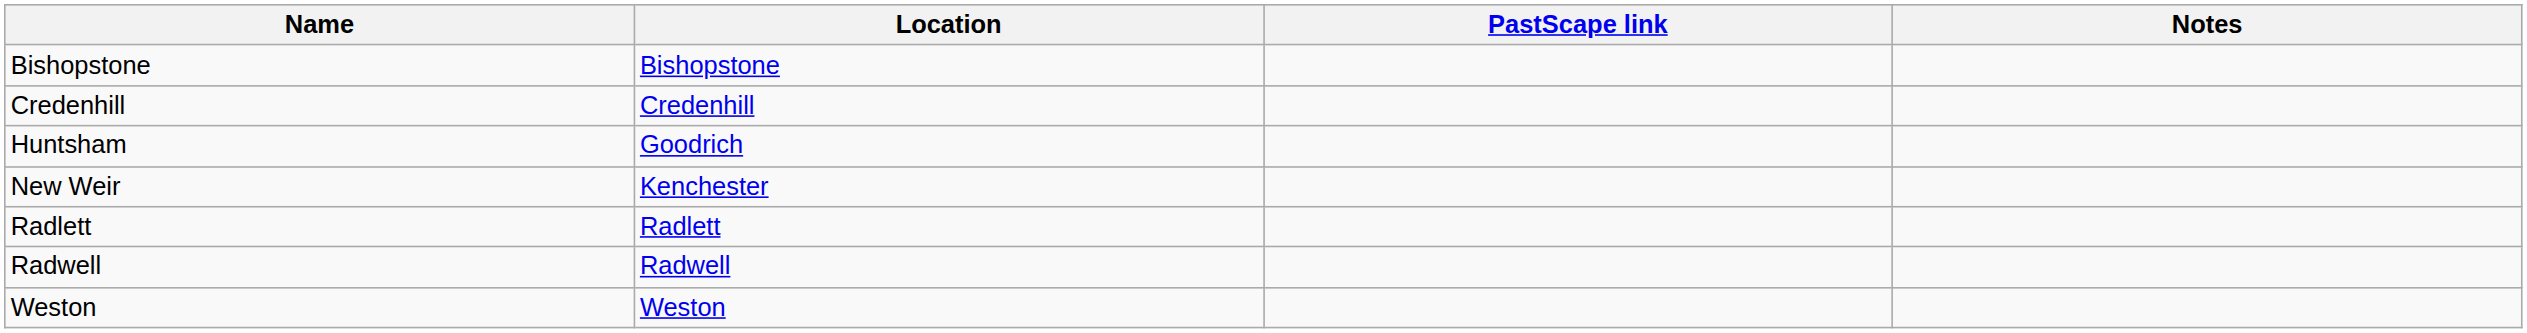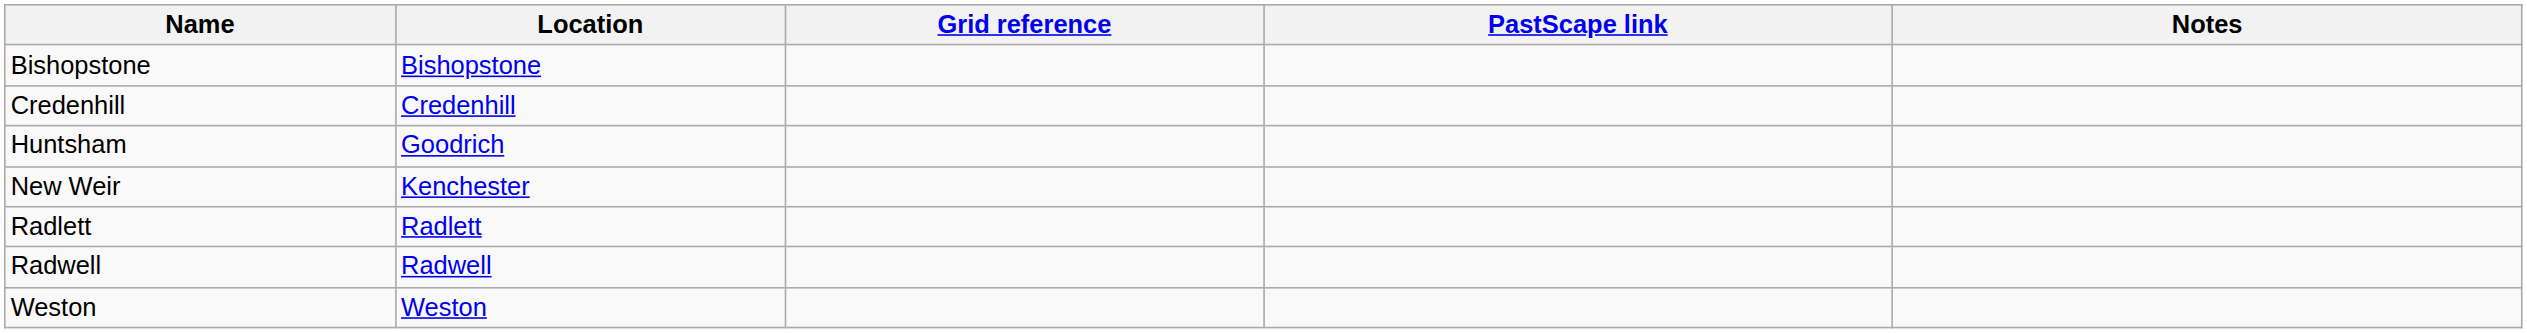+ column: (1024, 24)
